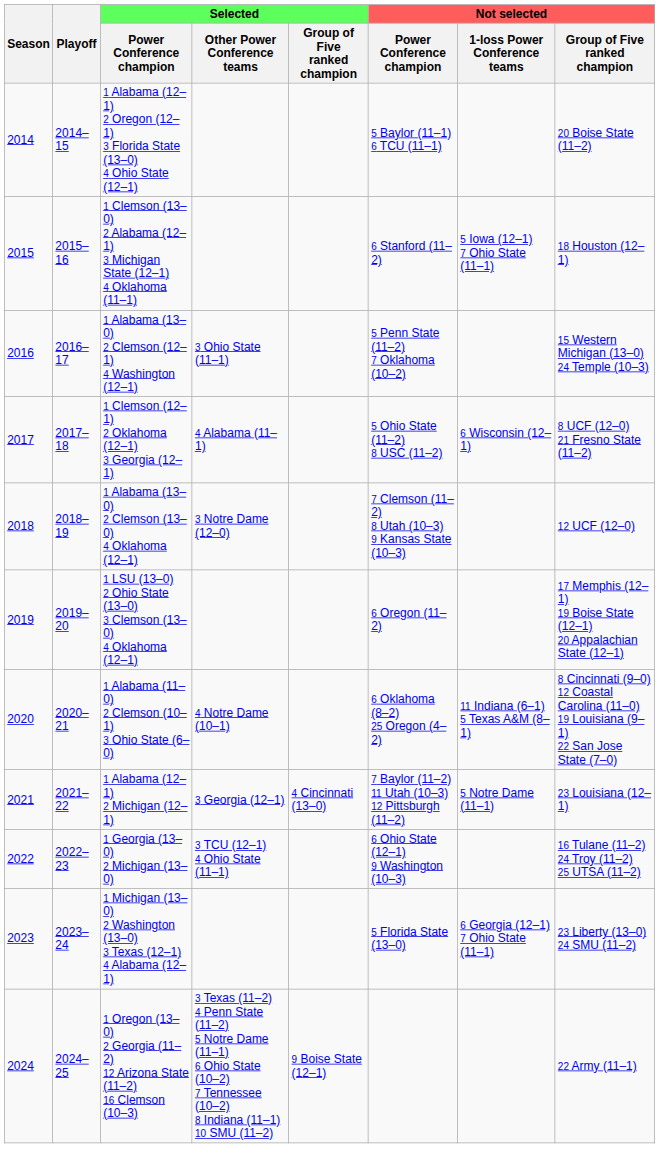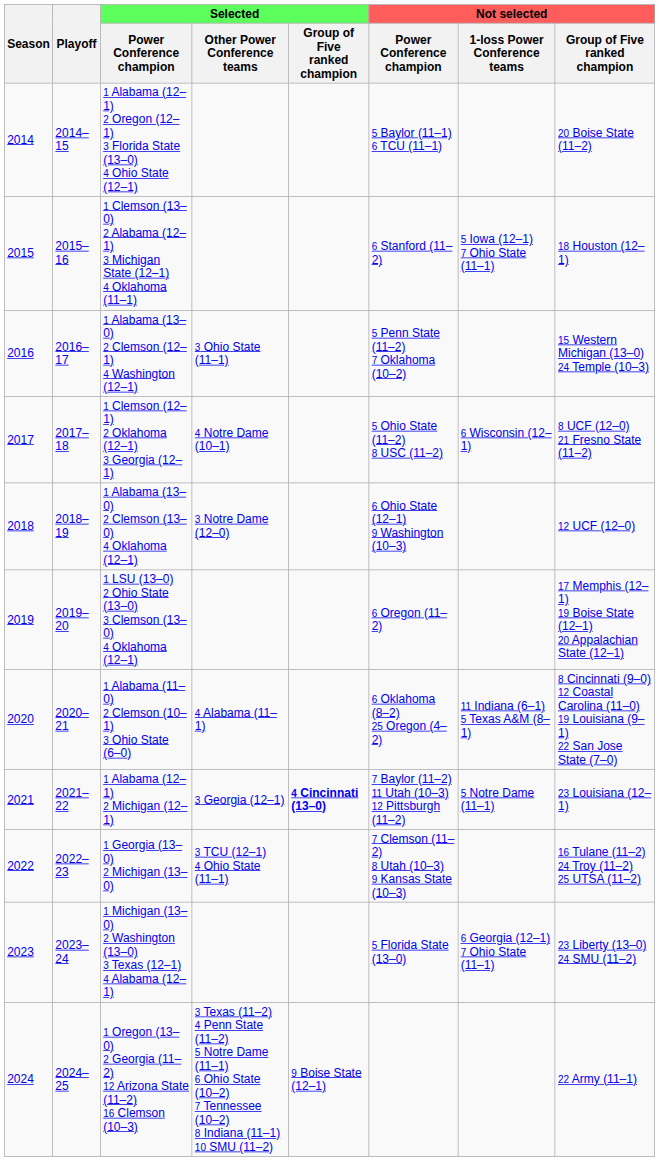(236, 439) 4 Alabama (11–1) -> (232, 439) 4 Notre Dame (10–1)
(413, 526) 7 Clemson (11–2) 8 Utah (10–3) 9 Kansas State (10–3) -> (408, 526) 6 Ohio State (12–1) 9 Washington (10–3)
(232, 719) 4 Notre Dame (10–1) -> (236, 719) 4 Alabama (11–1)
(322, 799) normal -> (325, 799) bold
(407, 859) 6 Ohio State (12–1) 9 Washington (10–3) -> (413, 865) 7 Clemson (11–2) 8 Utah (10–3) 9 Kansas State (10–3)
